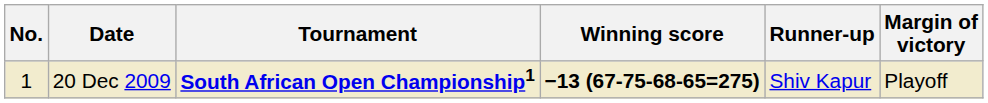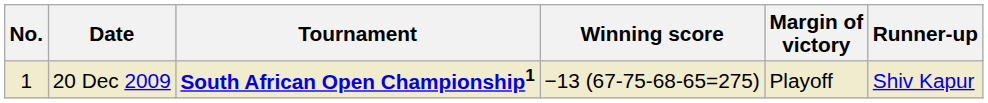columns swapped: (931, 33) <-> (822, 33)
(652, 80) bold -> (652, 80) normal
